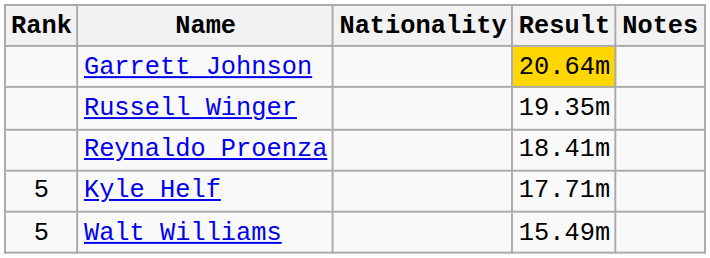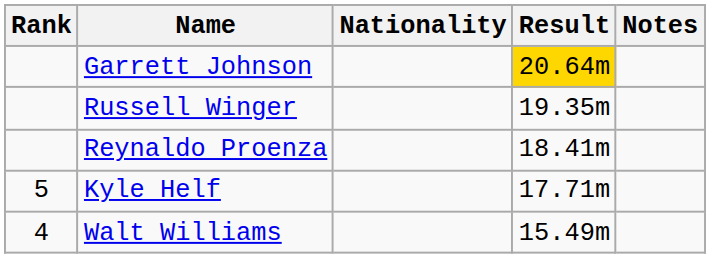(41, 232) 5 -> (41, 232) 4
